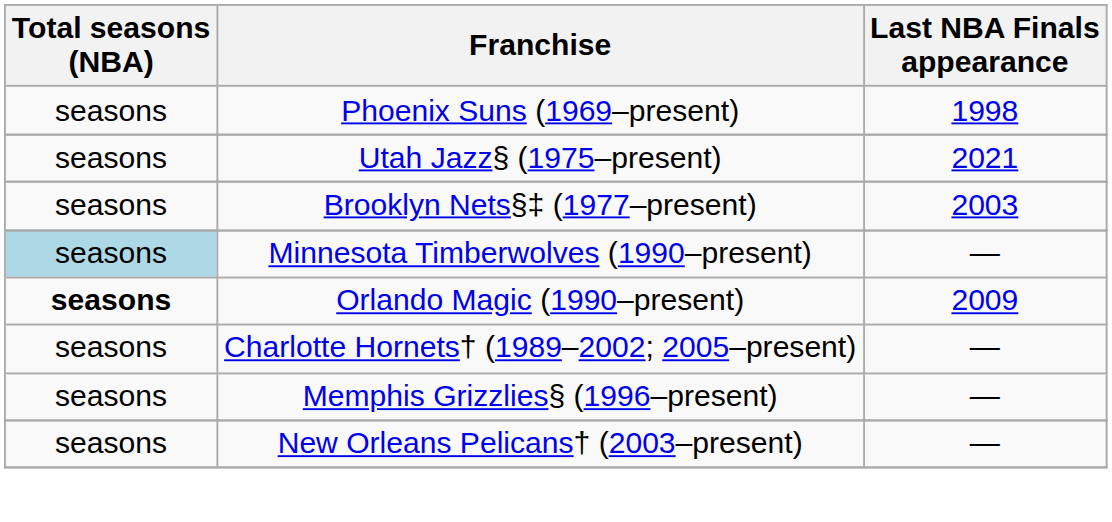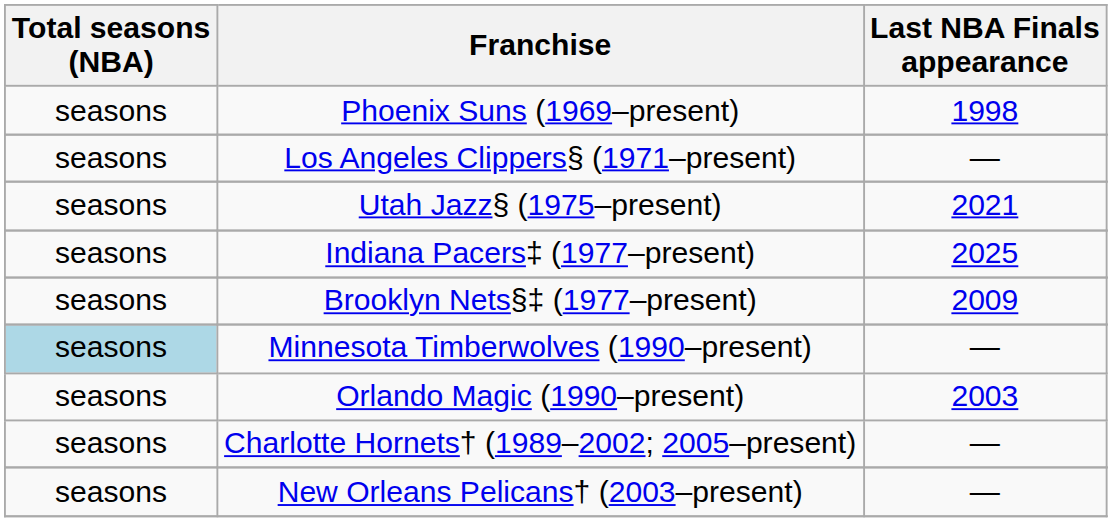+ row: (540, 157)
+ row: (540, 253)
(985, 205) 2003 -> (985, 300) 2009
(111, 300) bold -> (111, 396) normal
(985, 300) 2009 -> (985, 396) 2003
- row: (540, 396)
